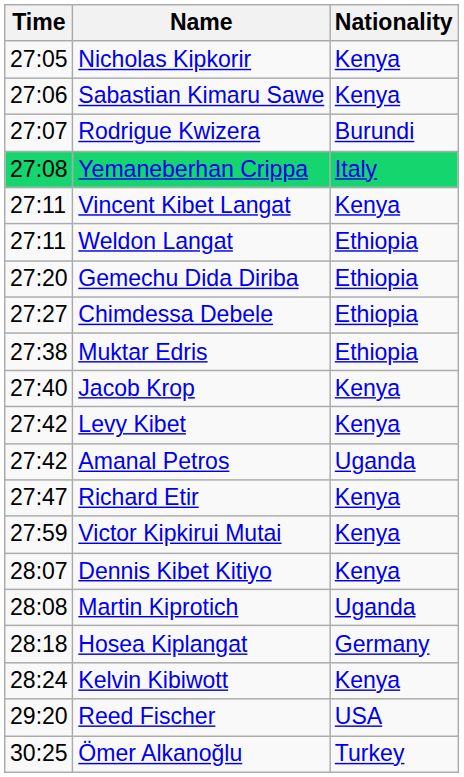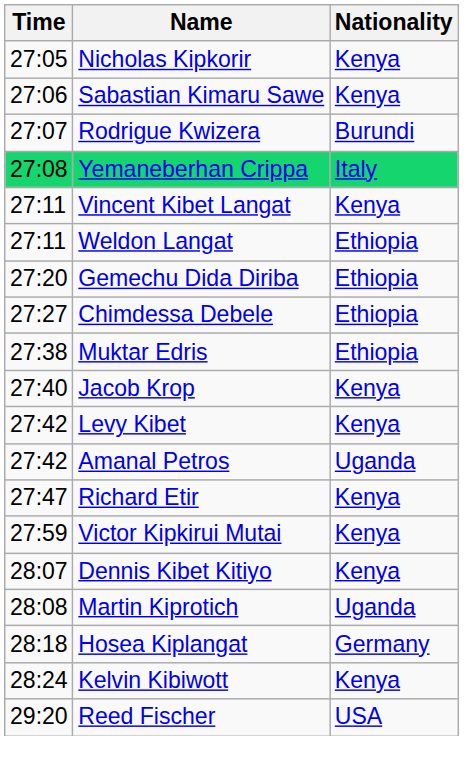- row: (160, 753)
